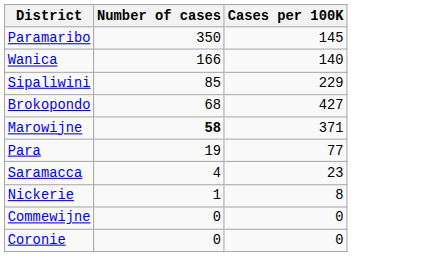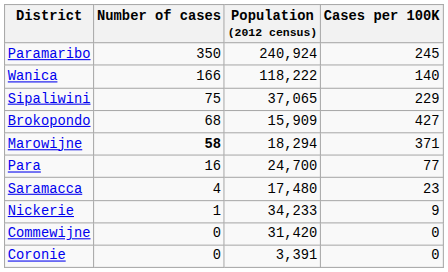+ column: (272, 23)
(331, 38) 145 -> (427, 54) 245
(213, 83) 85 -> (213, 99) 75
(213, 151) 19 -> (213, 166) 16
(339, 195) 8 -> (435, 211) 9
